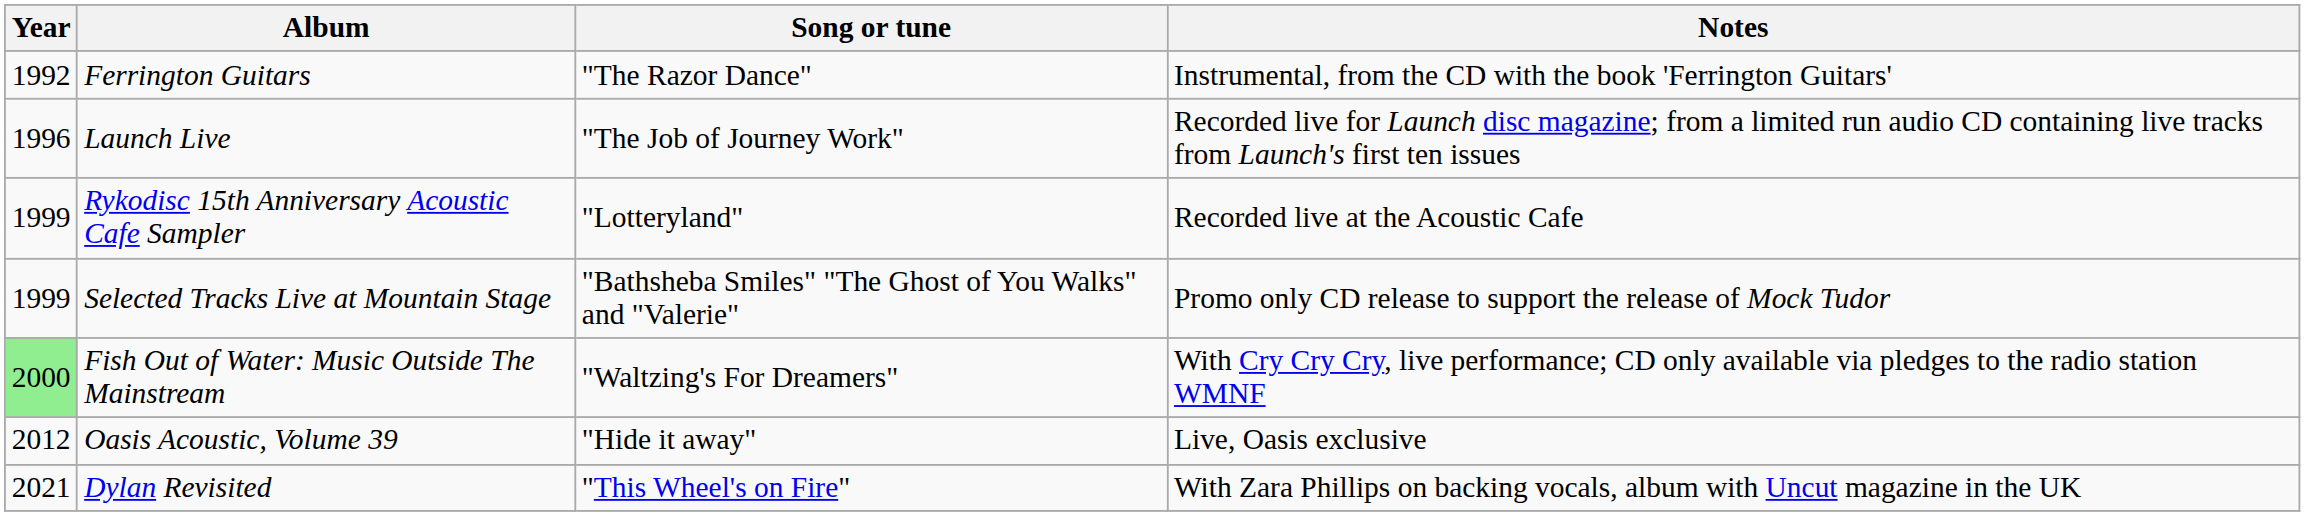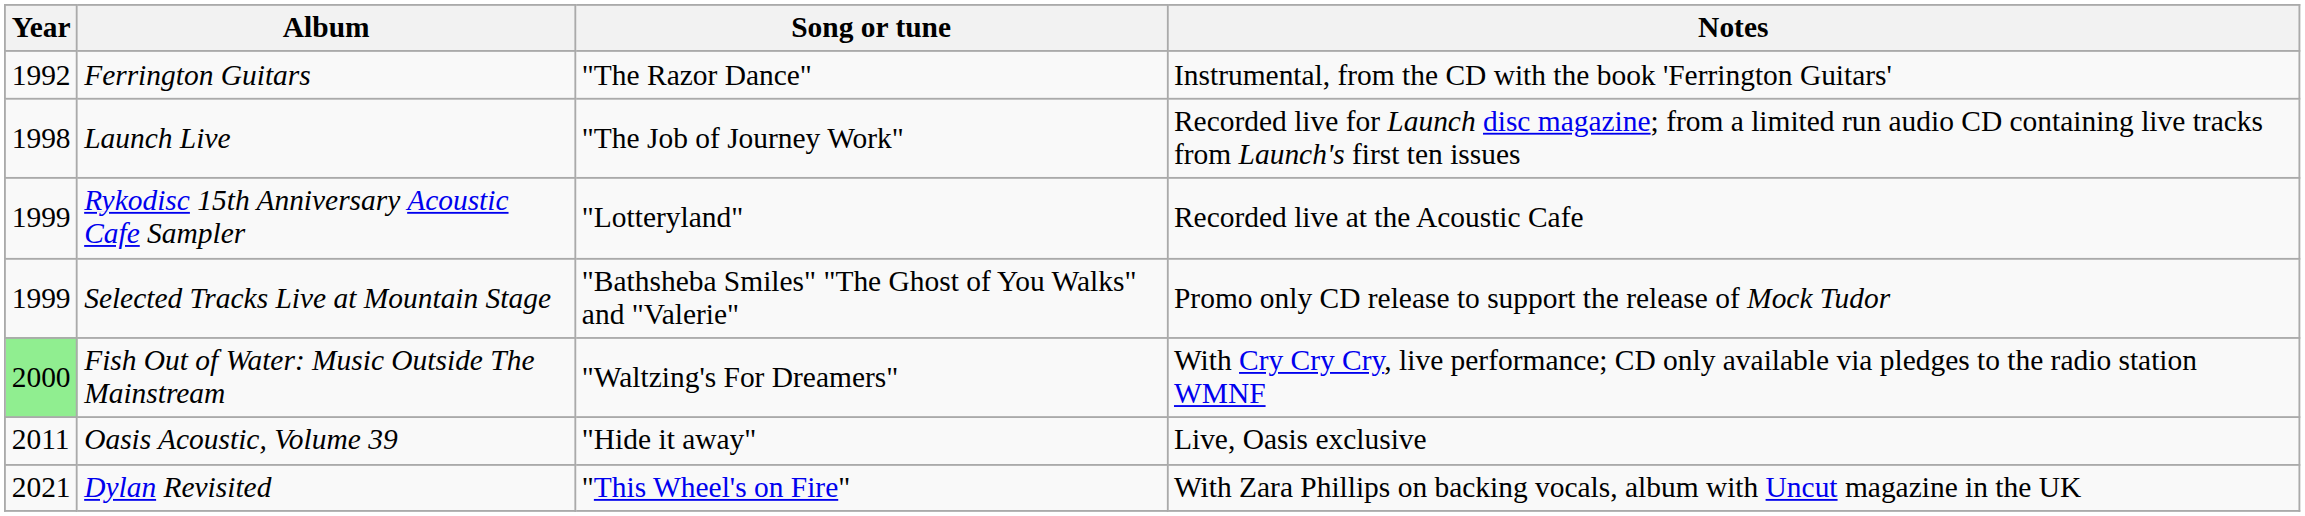(41, 137) 1996 -> (41, 137) 1998
(41, 440) 2012 -> (41, 440) 2011
